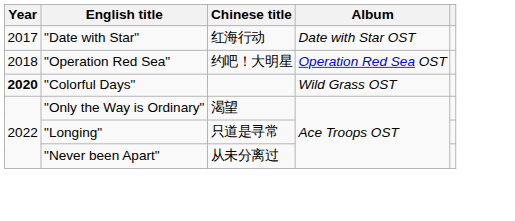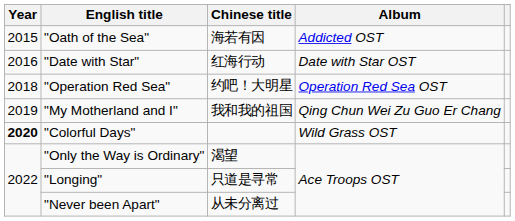+ row: (97, 38)
(23, 38) 2017 -> (23, 62) 2016
+ row: (111, 110)
